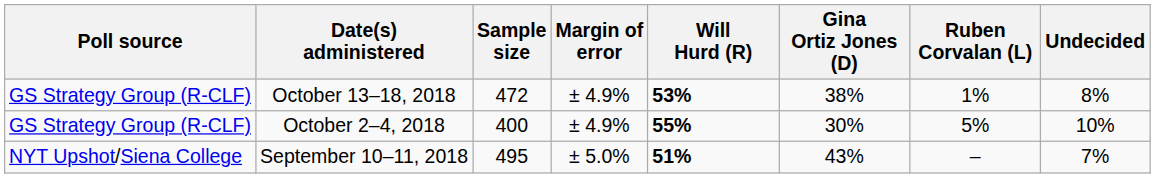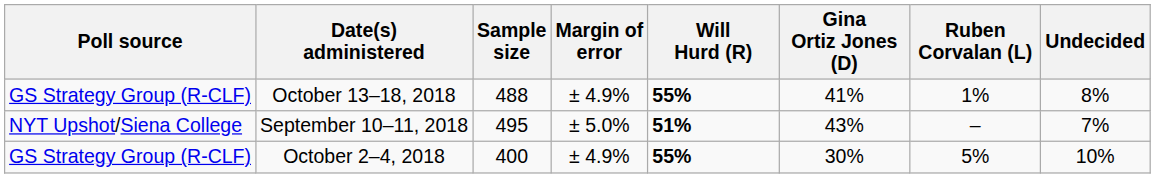(512, 94) 472 -> (512, 94) 488
(672, 94) 53% -> (672, 94) 55%
(844, 94) 38% -> (844, 94) 41%
rows swapped: (364, 125) <-> (364, 156)
